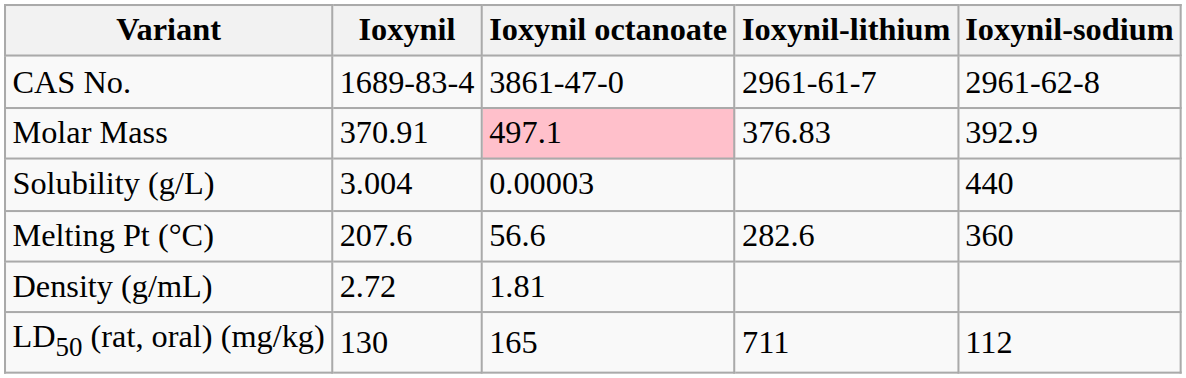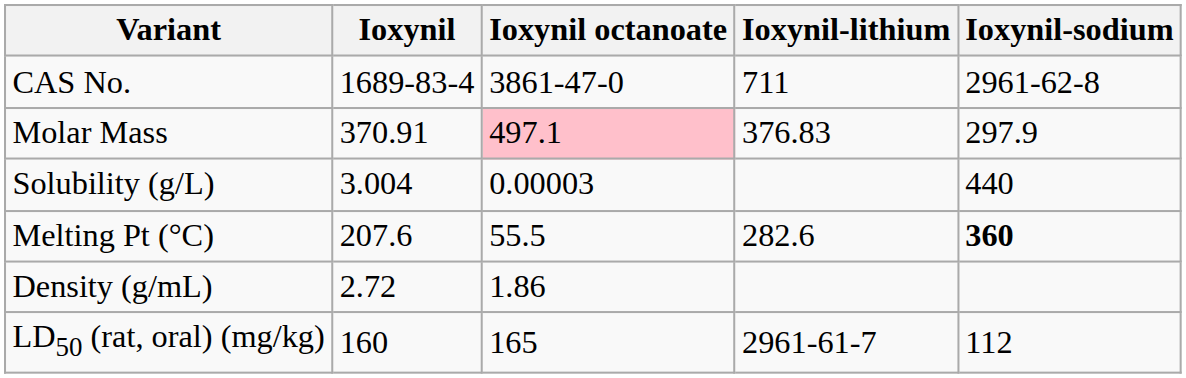(809, 81) 2961-61-7 -> (766, 81) 711
(1002, 132) 392.9 -> (1002, 132) 297.9
(517, 235) 56.6 -> (517, 235) 55.5
(990, 235) normal -> (990, 235) bold
(517, 286) 1.81 -> (517, 286) 1.86
(364, 341) 130 -> (364, 341) 160
(766, 341) 711 -> (809, 341) 2961-61-7
